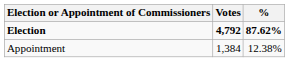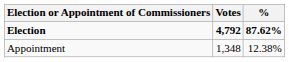(228, 48) 1,384 -> (228, 48) 1,348
